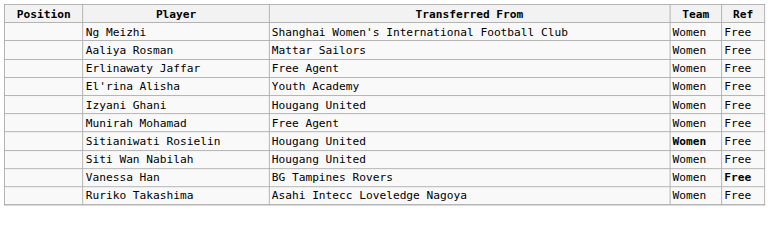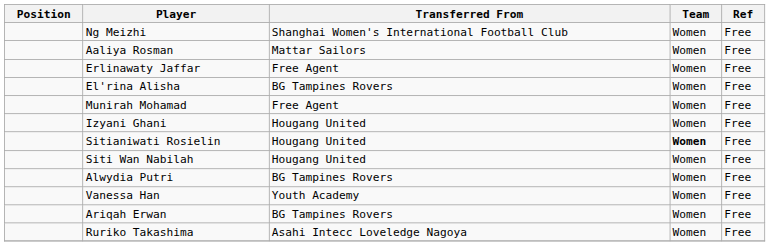(316, 86) Youth Academy -> (332, 86) BG Tampines Rovers
rows swapped: (136, 123) <-> (126, 105)
+ row: (129, 178)
(332, 178) BG Tampines Rovers -> (316, 196) Youth Academy
(738, 178) bold -> (738, 196) normal
+ row: (126, 214)
